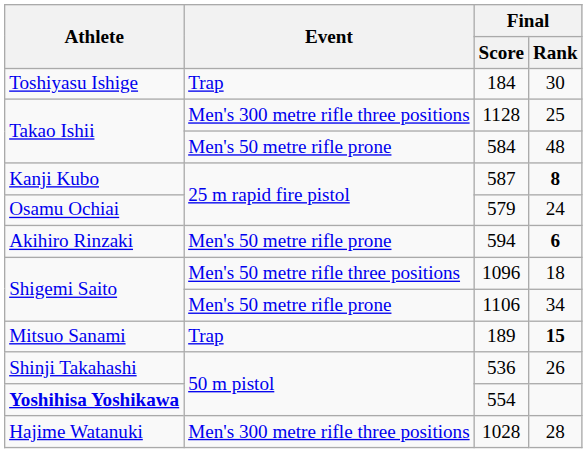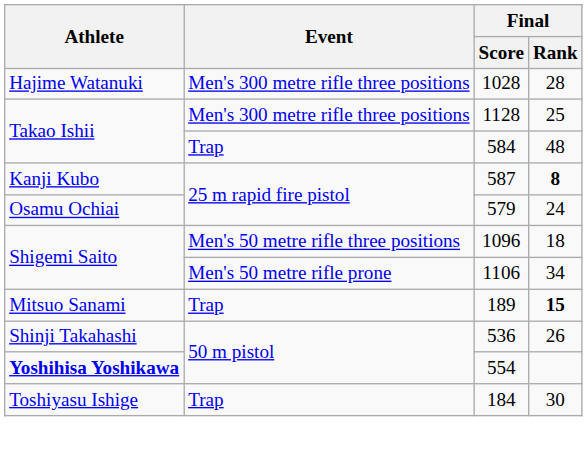rows swapped: (501, 83) <-> (501, 431)
(290, 147) Men's 50 metre rifle prone -> (206, 147) Trap
- row: (501, 241)
